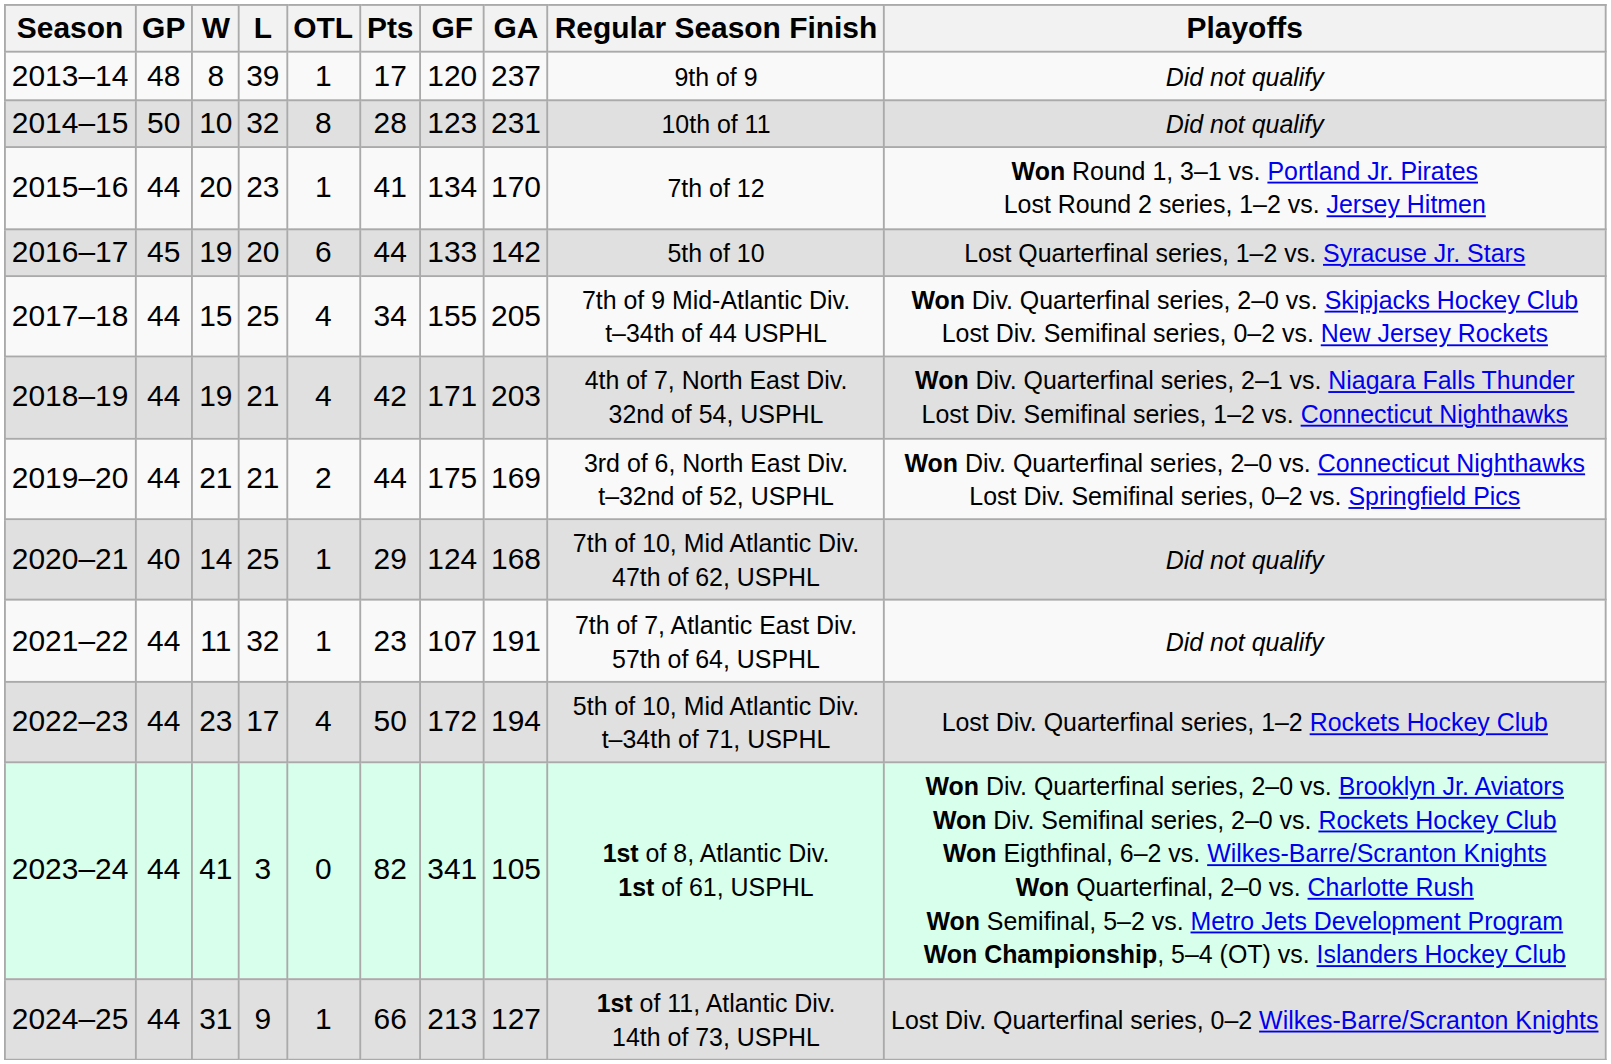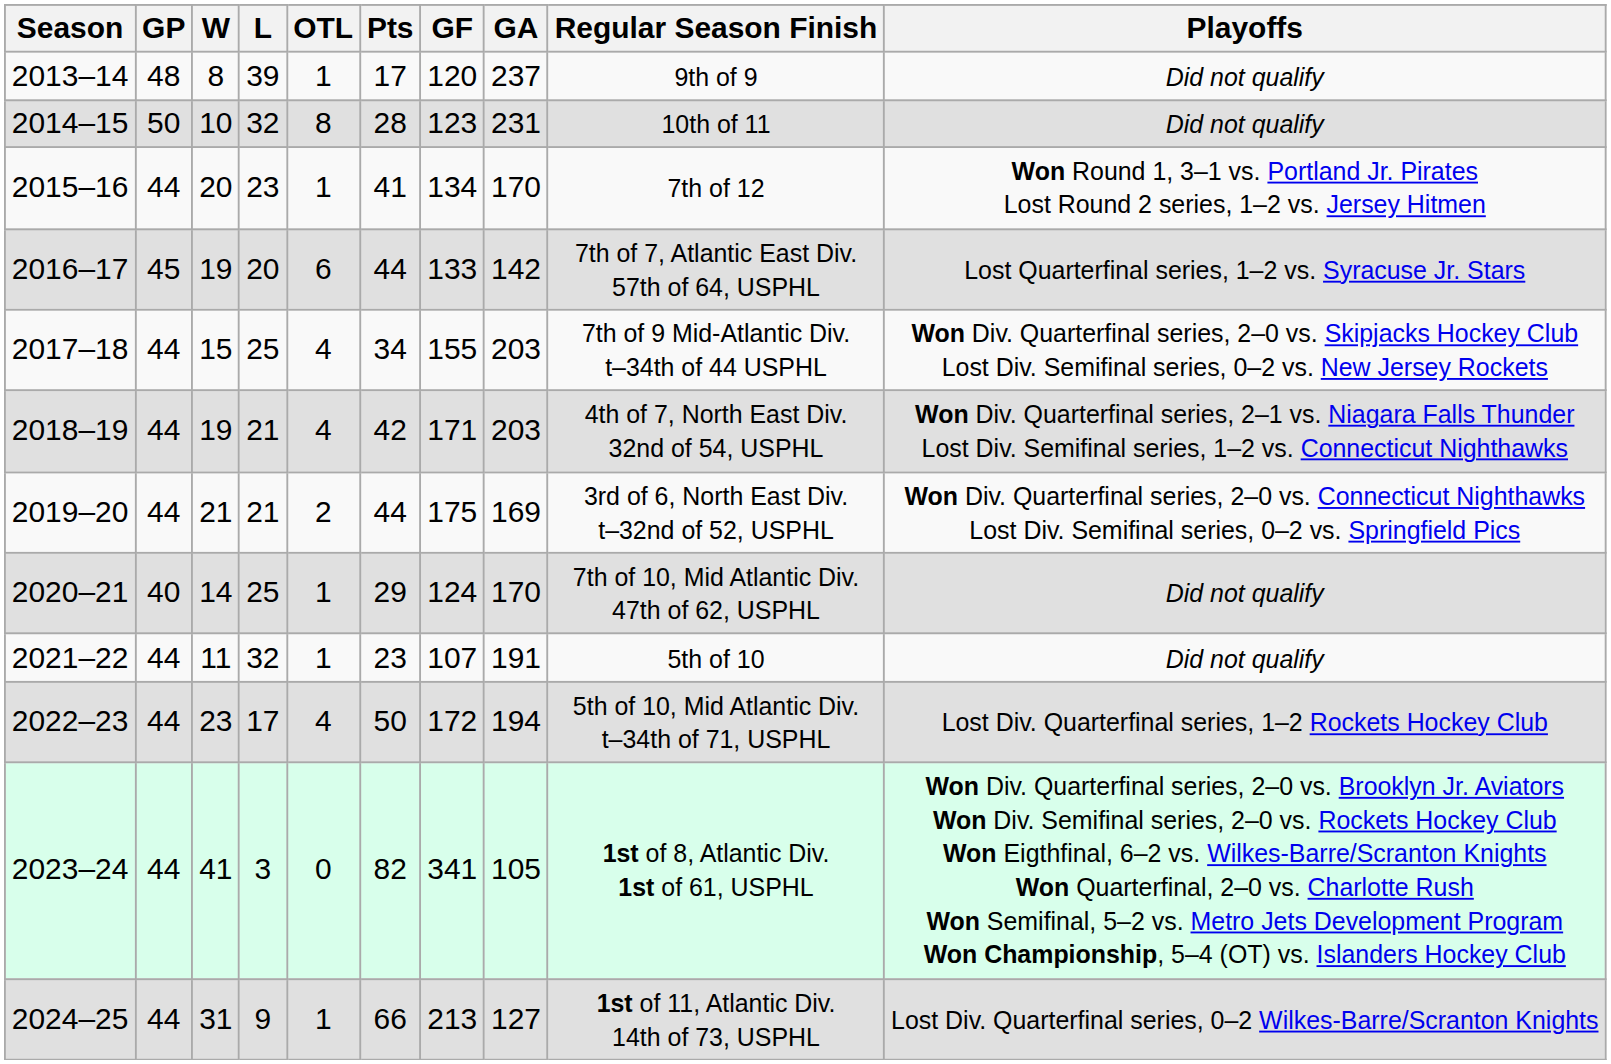(716, 253) 5th of 10 -> (716, 270) 7th of 7, Atlantic East Div. 57th of 64, USPHL
(516, 315) 205 -> (516, 349) 203
(516, 559) 168 -> (516, 592) 170
(716, 642) 7th of 7, Atlantic East Div. 57th of 64, USPHL -> (716, 659) 5th of 10
